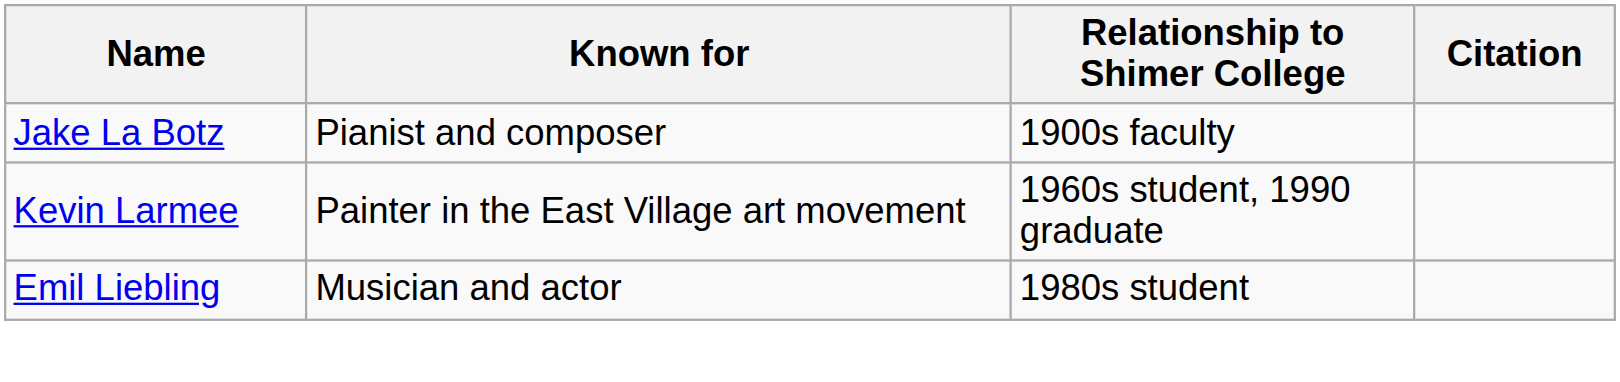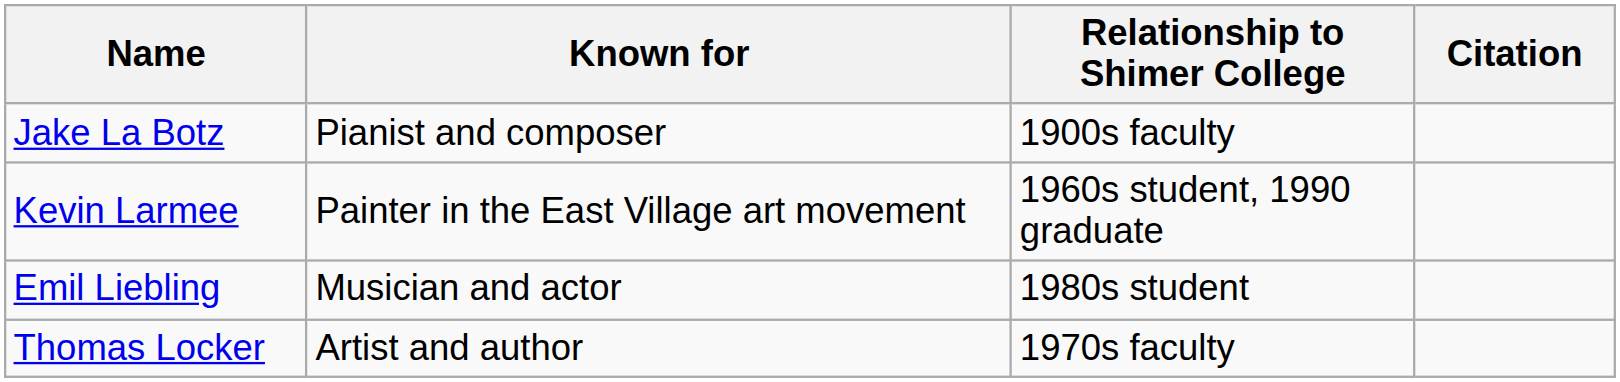+ row: (139, 346)
